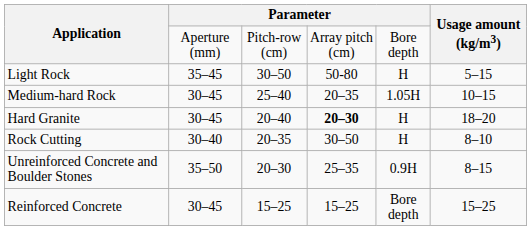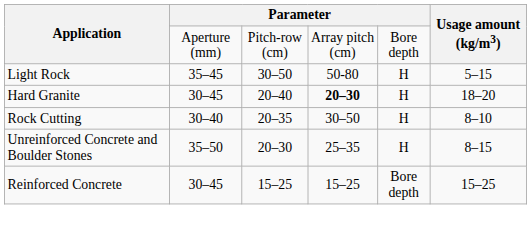- row: (62, 96)
(403, 169) 0.9H -> (404, 147) H
